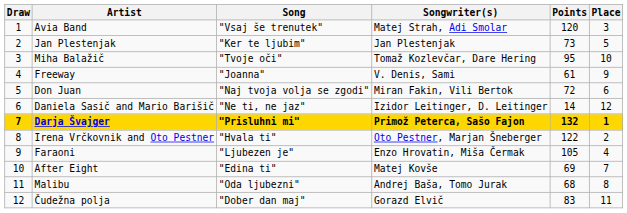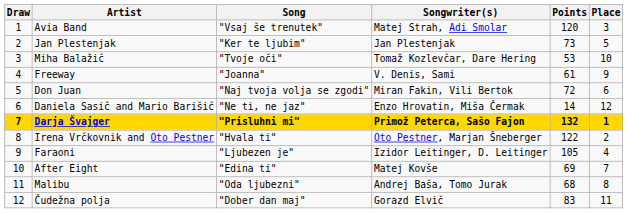(570, 59) 95 -> (570, 59) 53
(461, 106) Izidor Leitinger, D. Leitinger -> (449, 106) Enzo Hrovatin, Miša Čermak
(449, 153) Enzo Hrovatin, Miša Čermak -> (461, 153) Izidor Leitinger, D. Leitinger
